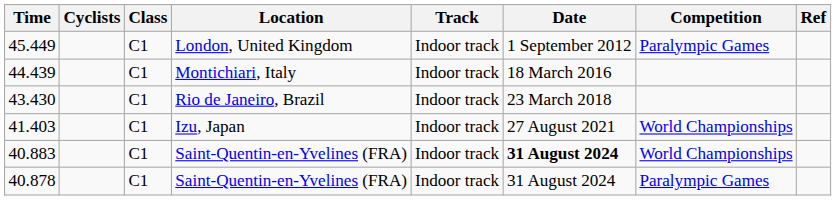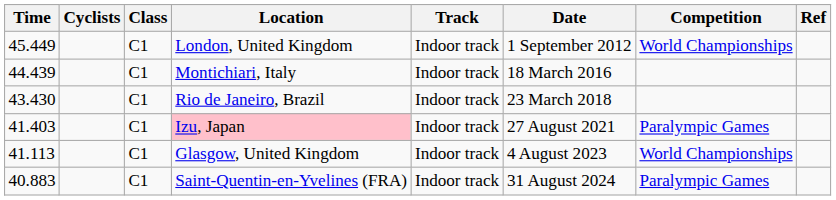(704, 45) Paralympic Games -> (716, 45) World Championships
(210, 126) no background -> (210, 126) pink background
(716, 126) World Championships -> (704, 126) Paralympic Games
+ row: (32, 153)
(563, 153) bold -> (561, 180) normal
(716, 153) World Championships -> (704, 180) Paralympic Games
- row: (32, 180)
